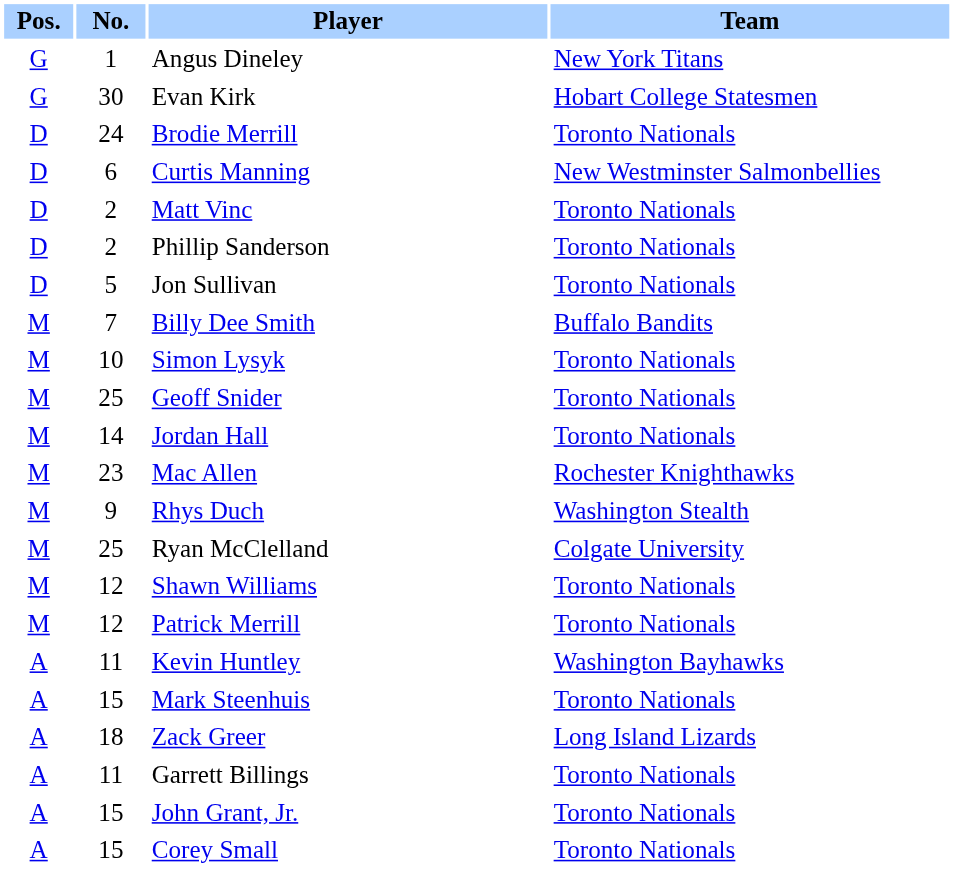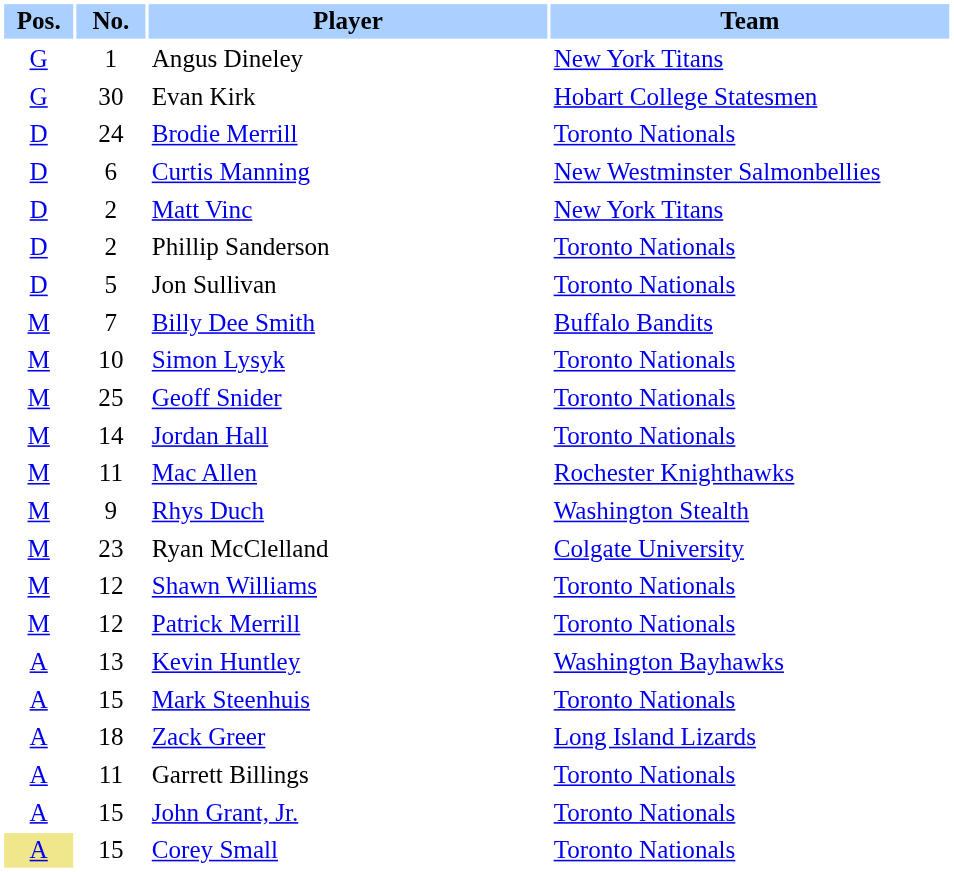(645, 209) Toronto Nationals -> (638, 209) New York Titans
(111, 473) 23 -> (111, 473) 11
(111, 548) 25 -> (111, 548) 23
(111, 661) 11 -> (111, 661) 13
(39, 850) no background -> (39, 850) khaki background
